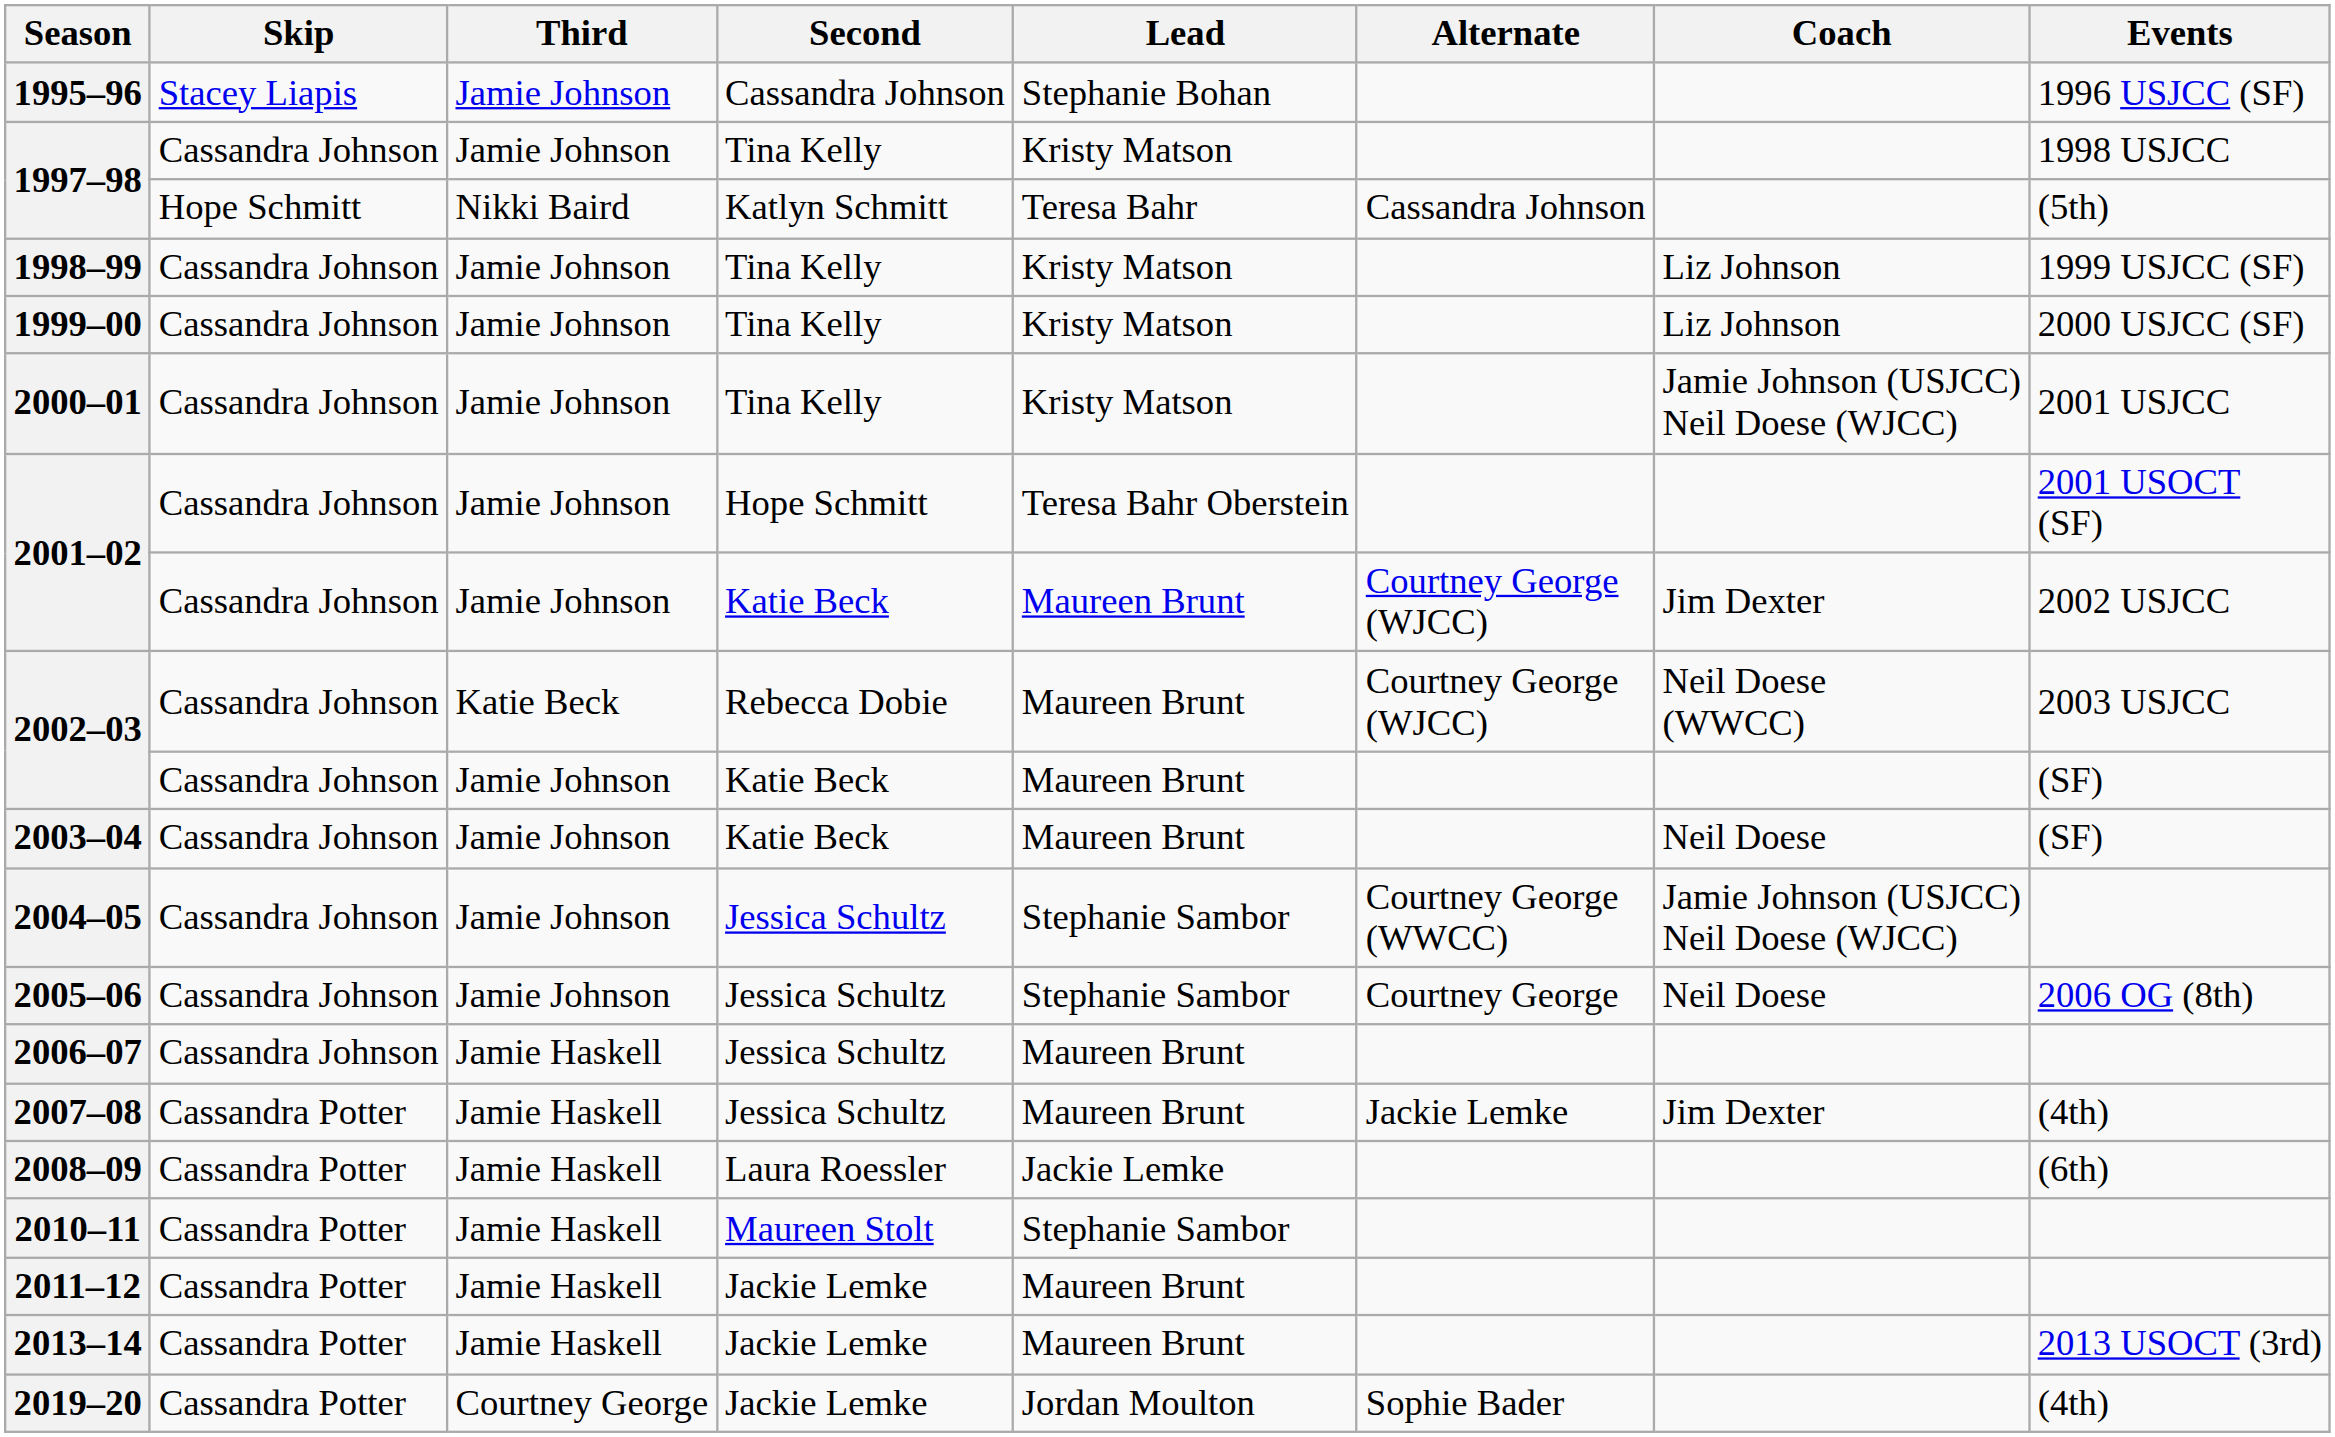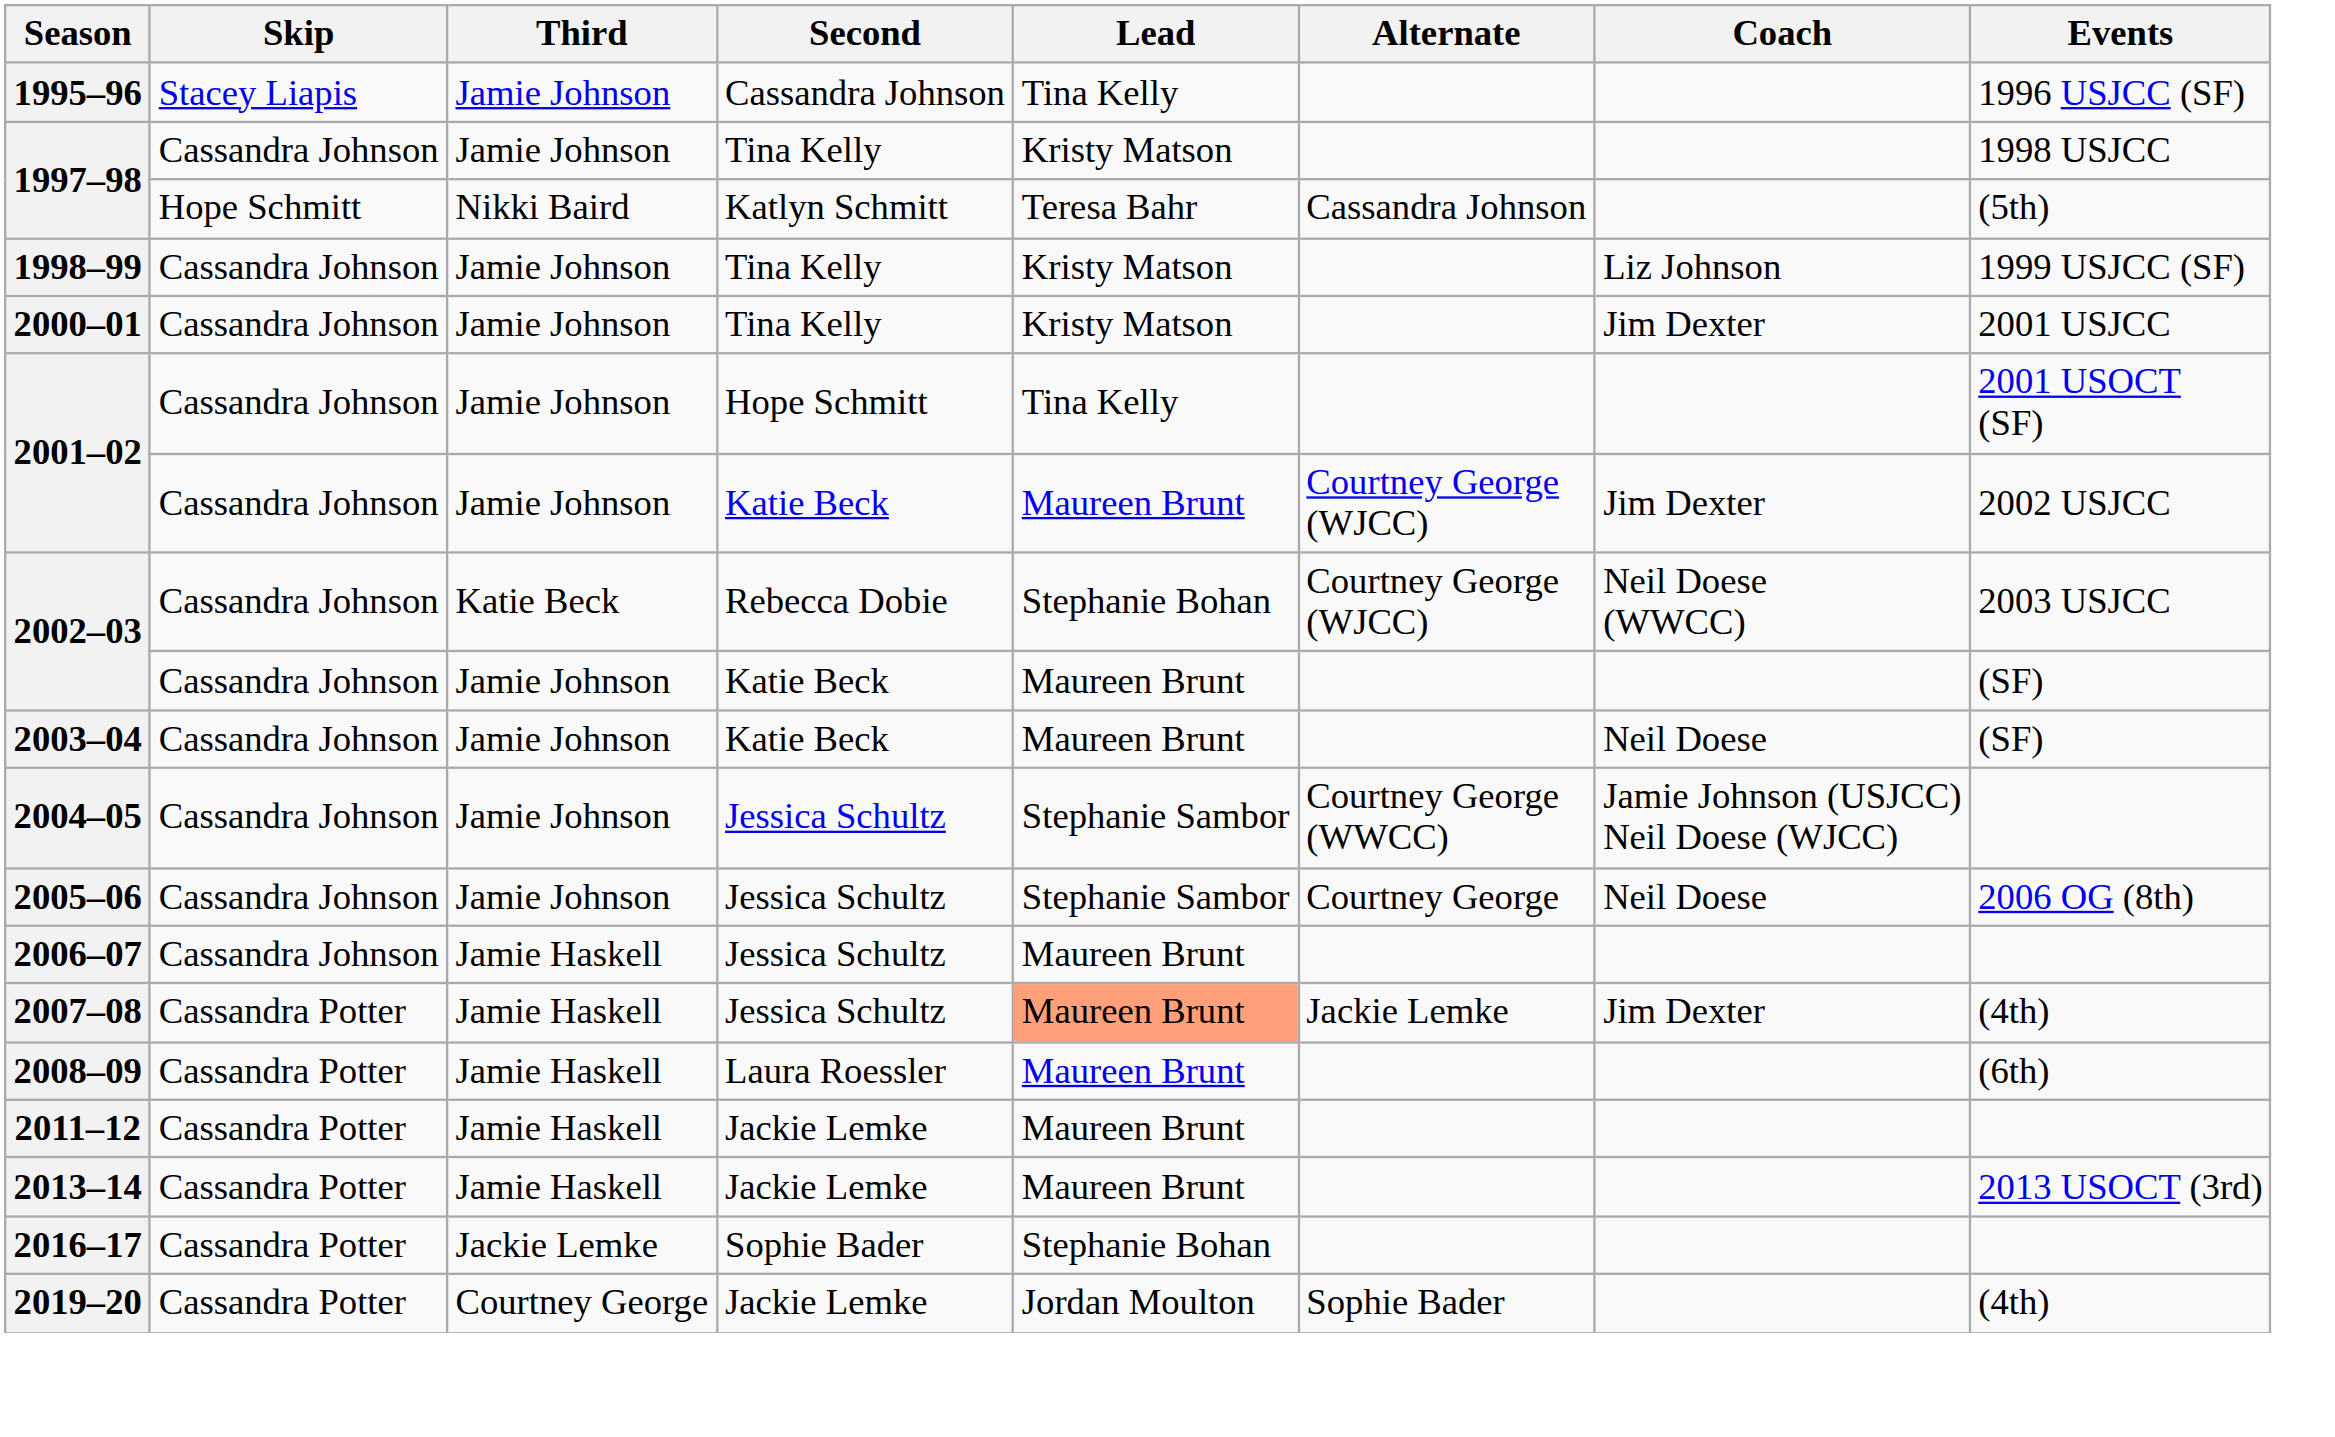(1146, 91) Stephanie Bohan -> (1100, 91) Tina Kelly
- row: (78, 324)
(1842, 402) Jamie Johnson (USJCC) Neil Doese (WJCC) -> (1684, 324) Jim Dexter
(1185, 502) Teresa Bahr Oberstein -> (1100, 402) Tina Kelly
(1133, 700) Maureen Brunt -> (1146, 601) Stephanie Bohan
(1133, 1111) no background -> (1133, 1011) lightsalmon background
(1123, 1169) Jackie Lemke -> (1133, 1070) Maureen Brunt
- row: (78, 1227)
+ row: (78, 1244)
